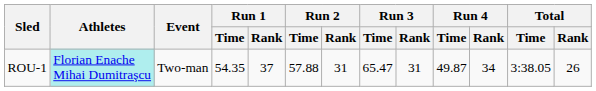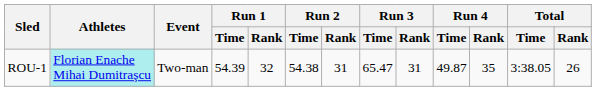(230, 68) 54.35 -> (230, 68) 54.39
(267, 68) 37 -> (267, 68) 32
(304, 68) 57.88 -> (304, 68) 54.38
(489, 68) 34 -> (489, 68) 35
